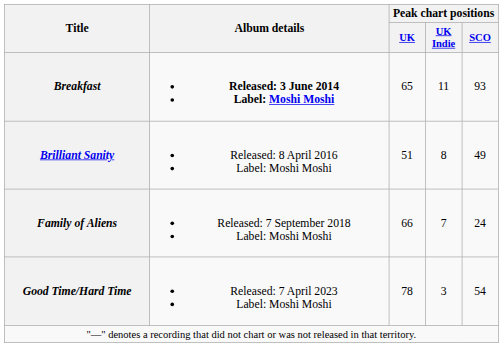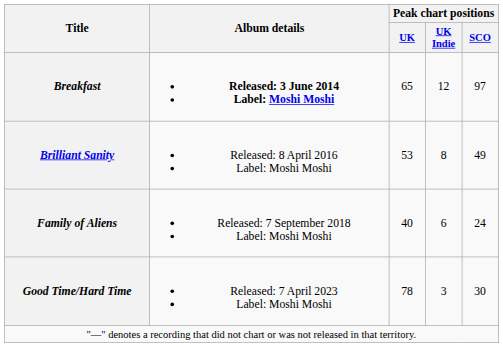(444, 86) 11 -> (444, 86) 12
(480, 86) 93 -> (480, 86) 97
(407, 155) 51 -> (407, 155) 53
(407, 223) 66 -> (407, 223) 40
(444, 223) 7 -> (444, 223) 6
(480, 291) 54 -> (480, 291) 30
